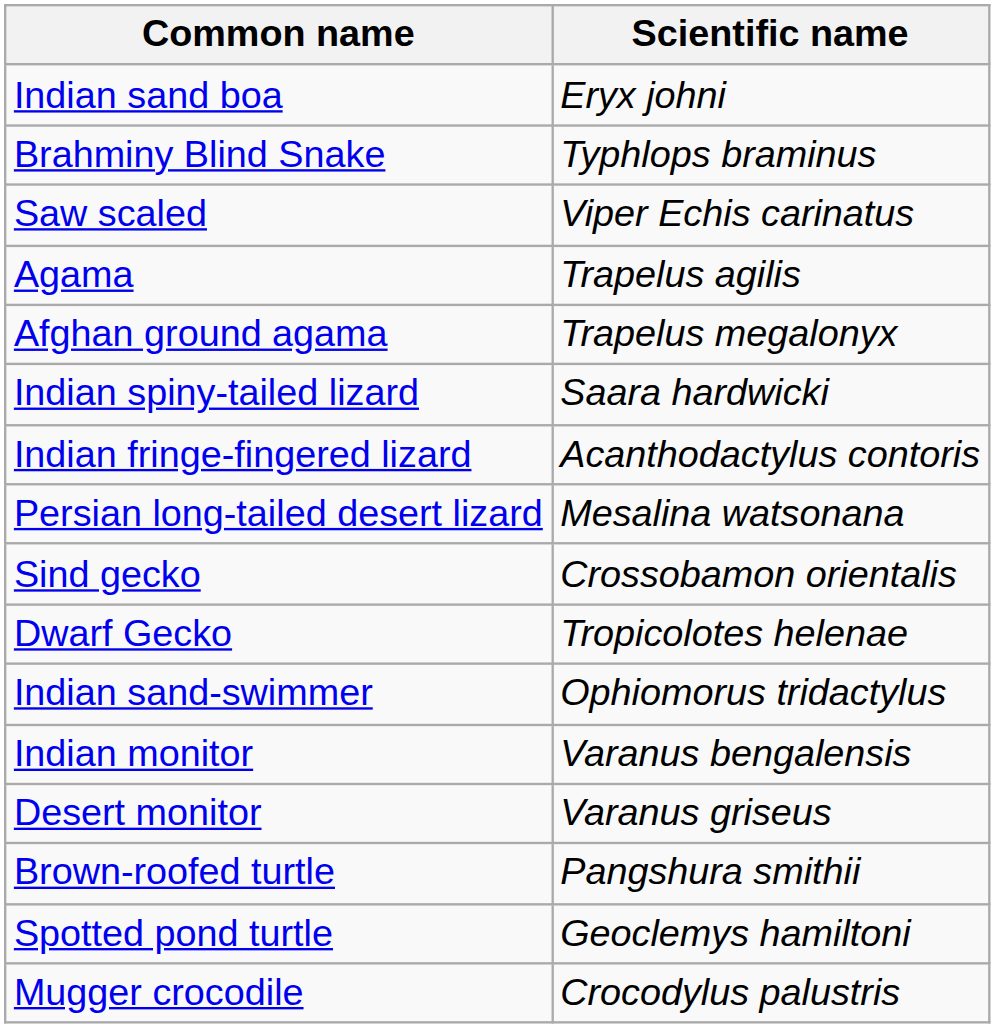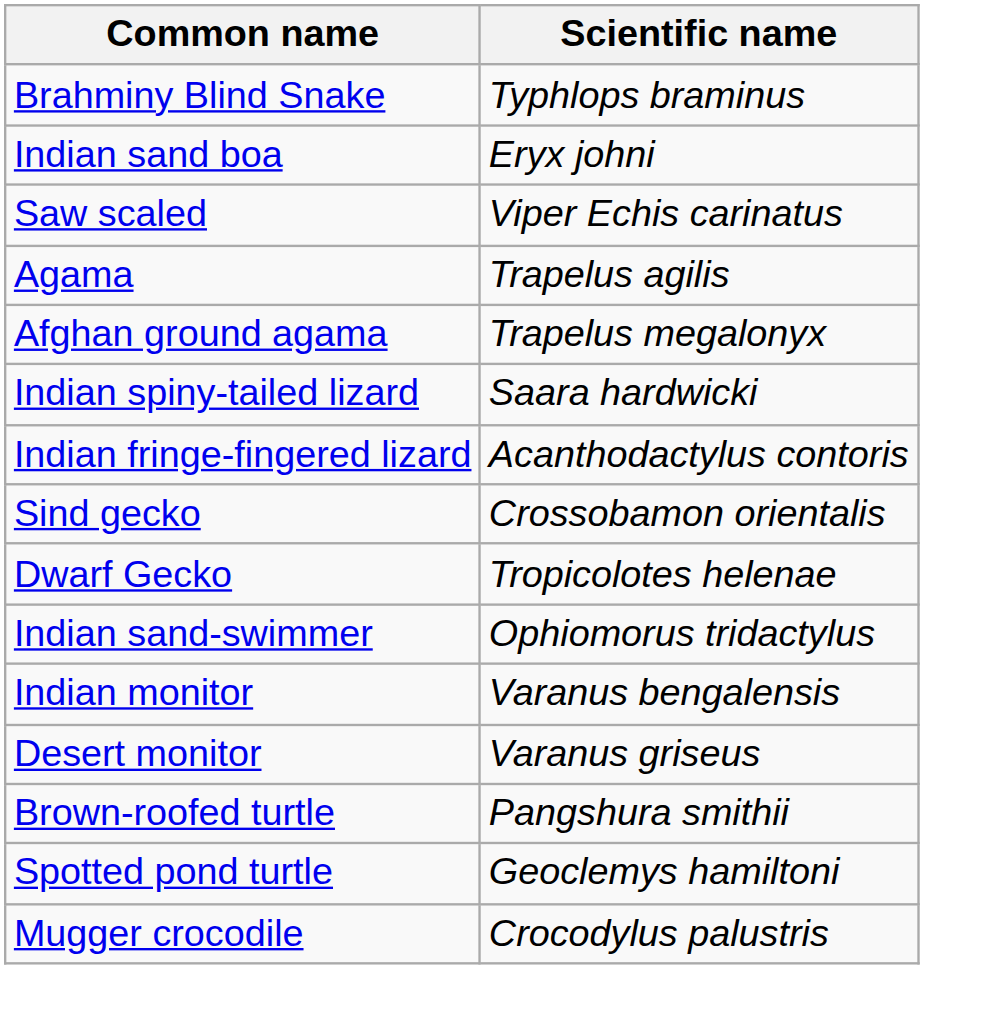rows swapped: (200, 154) <-> (148, 94)
- row: (278, 513)
